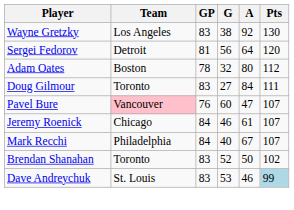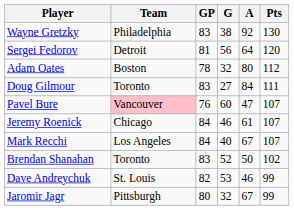(142, 31) Los Angeles -> (142, 31) Philadelphia
(142, 141) Philadelphia -> (142, 141) Los Angeles
(205, 178) 83 -> (205, 178) 82
(268, 178) lightblue background -> (268, 178) no background
+ row: (36, 196)
